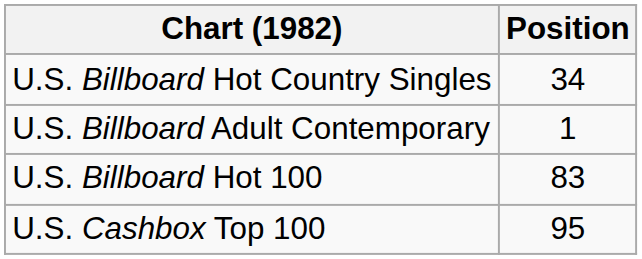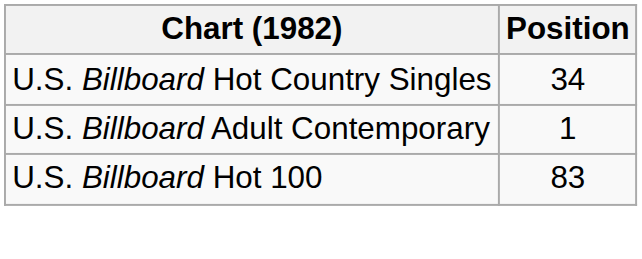- row: (169, 228)
